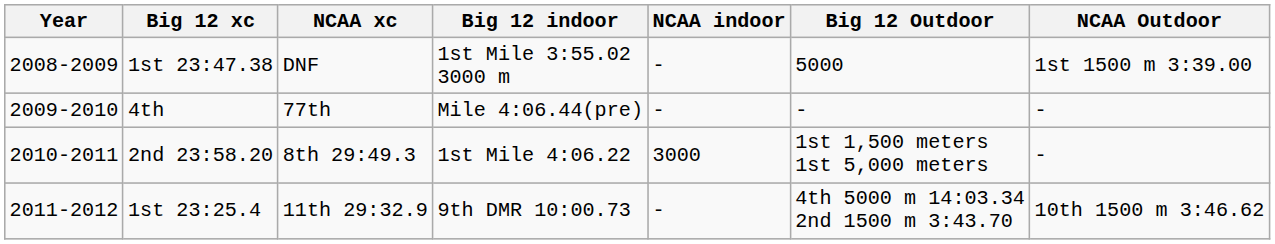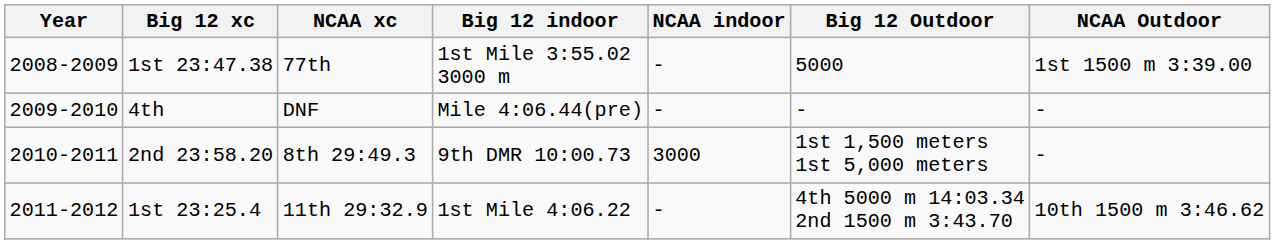(301, 66) DNF -> (307, 66) 77th
(307, 110) 77th -> (301, 110) DNF
(534, 155) 1st Mile 4:06.22 -> (534, 155) 9th DMR 10:00.73
(534, 211) 9th DMR 10:00.73 -> (534, 211) 1st Mile 4:06.22
